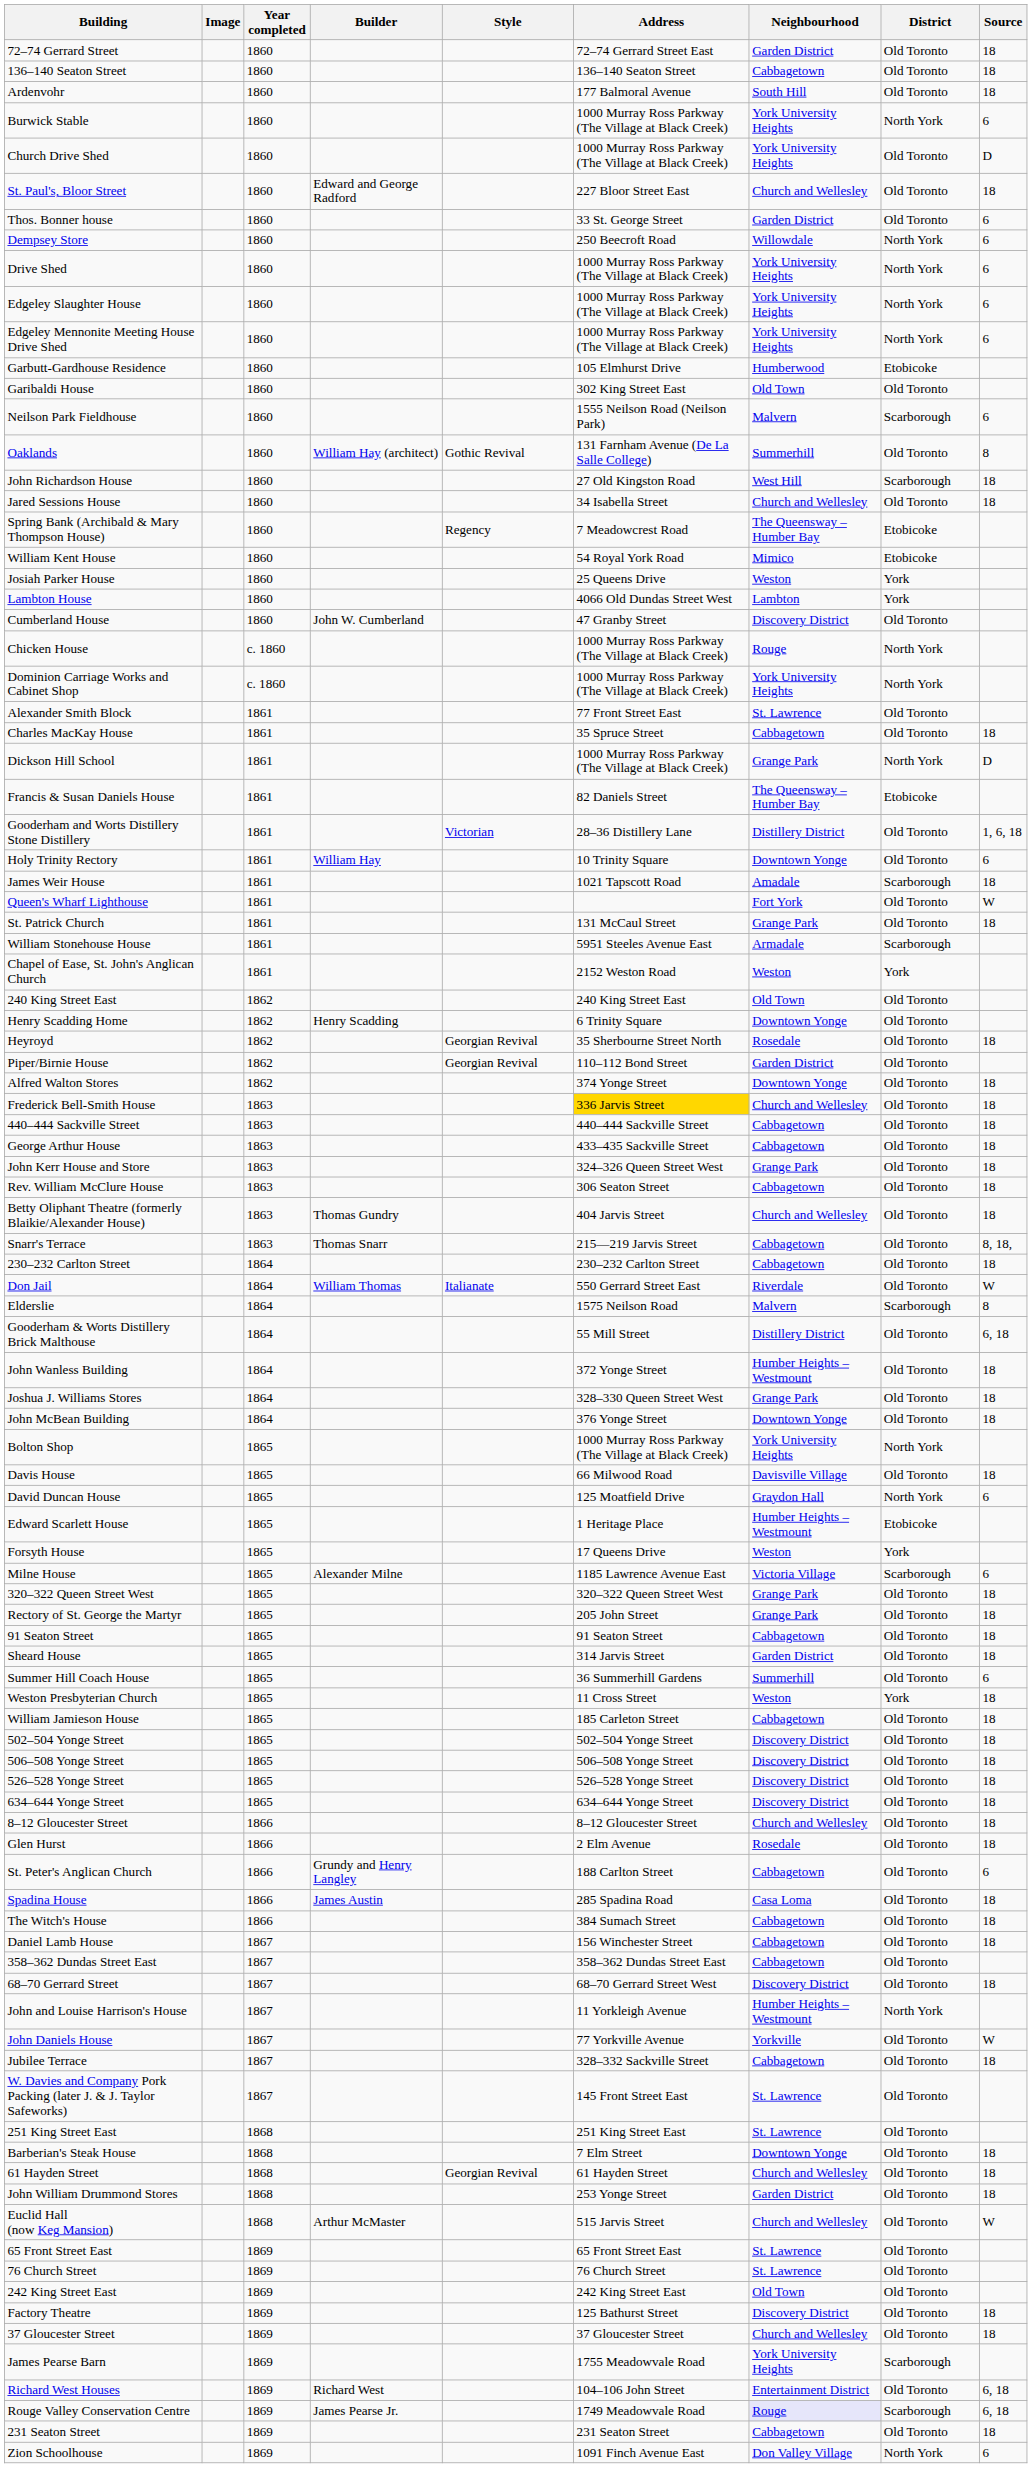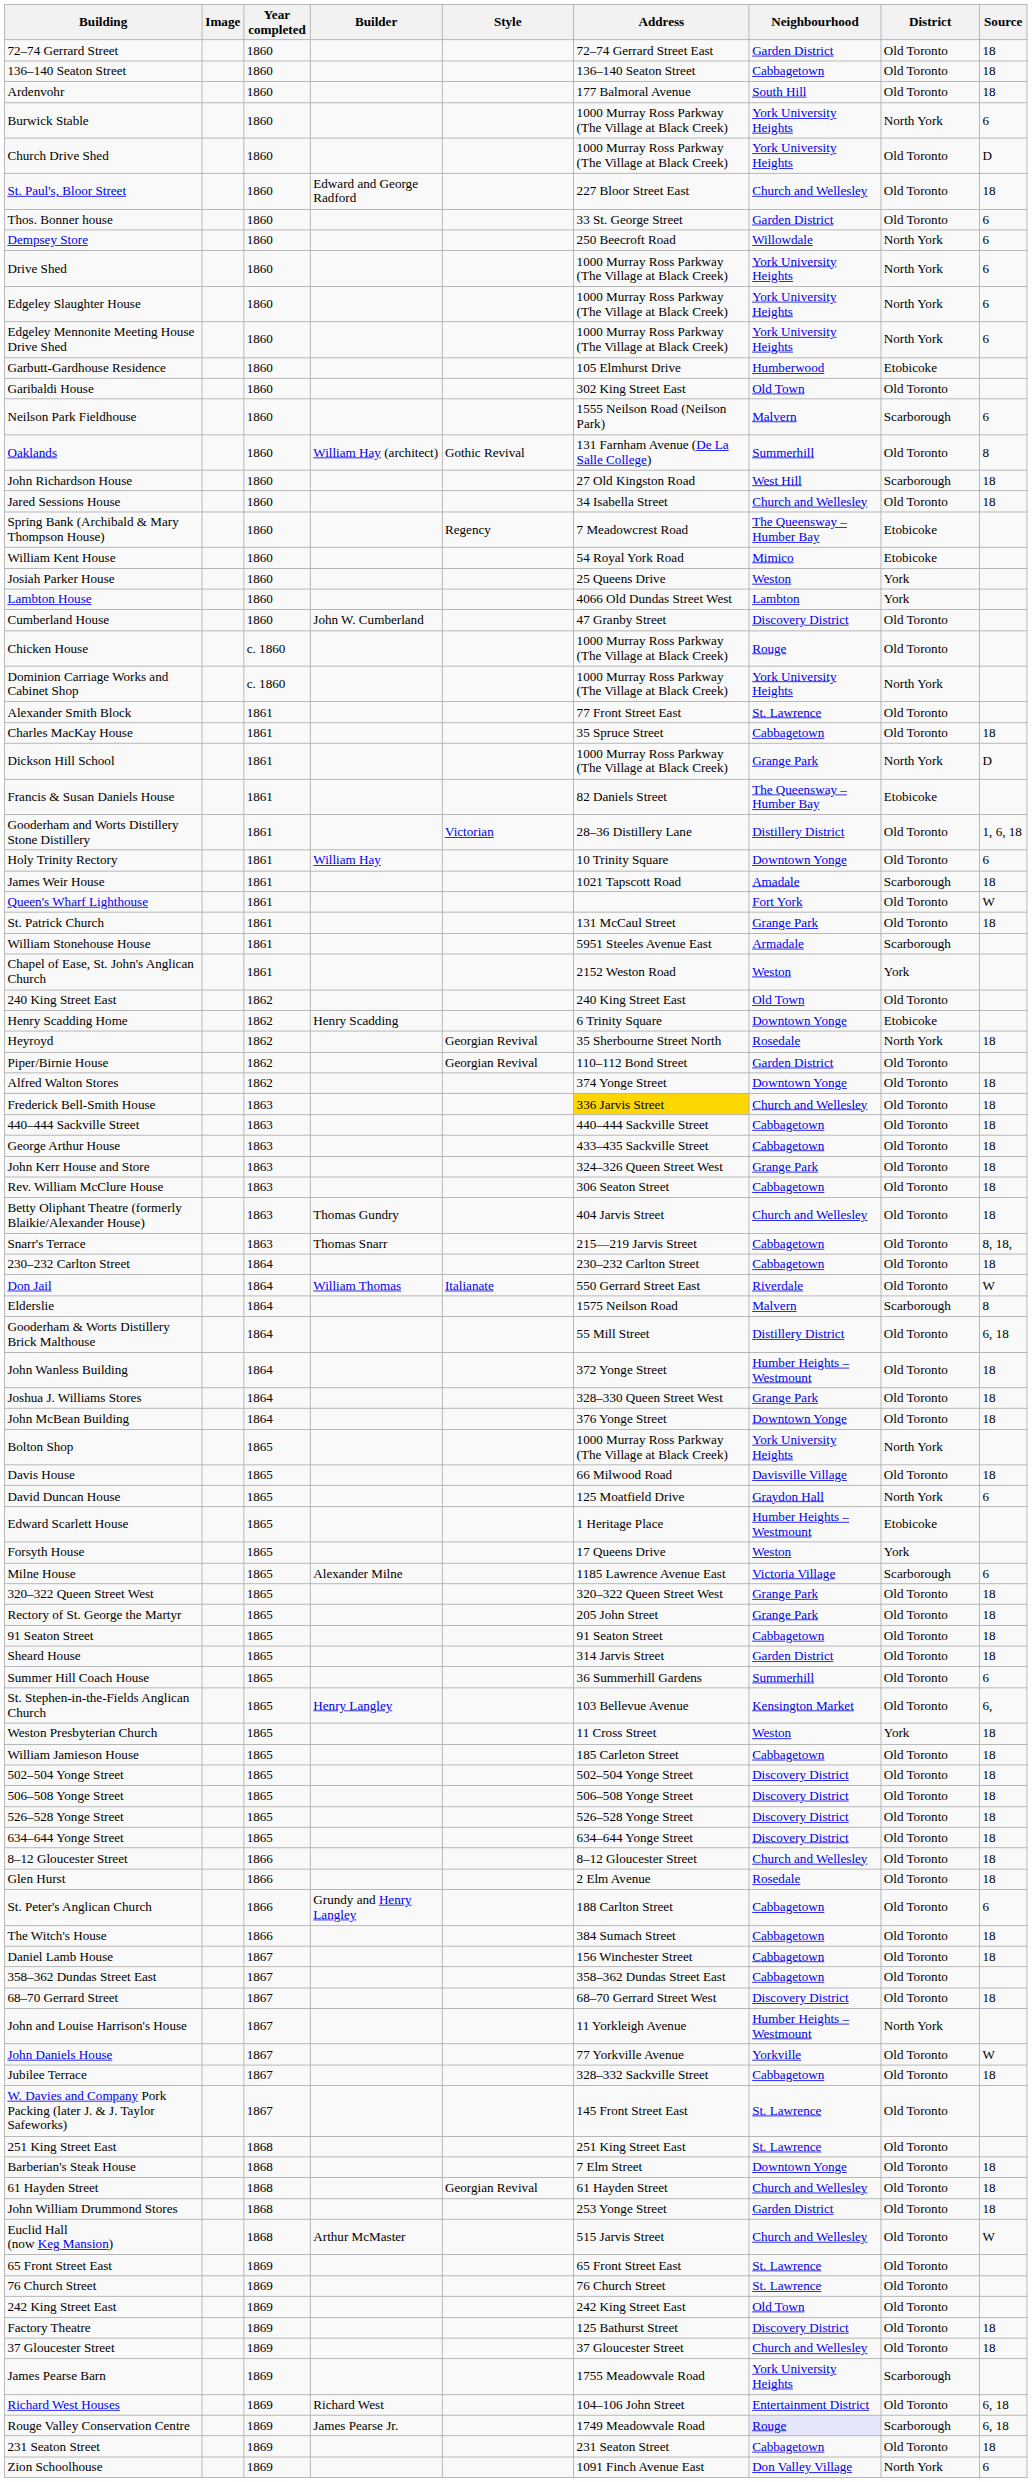(913, 648) North York -> (916, 648) Old Toronto
(916, 1020) Old Toronto -> (910, 1020) Etobicoke
(916, 1041) Old Toronto -> (913, 1041) North York
+ row: (98, 1705)
- row: (47, 1900)
